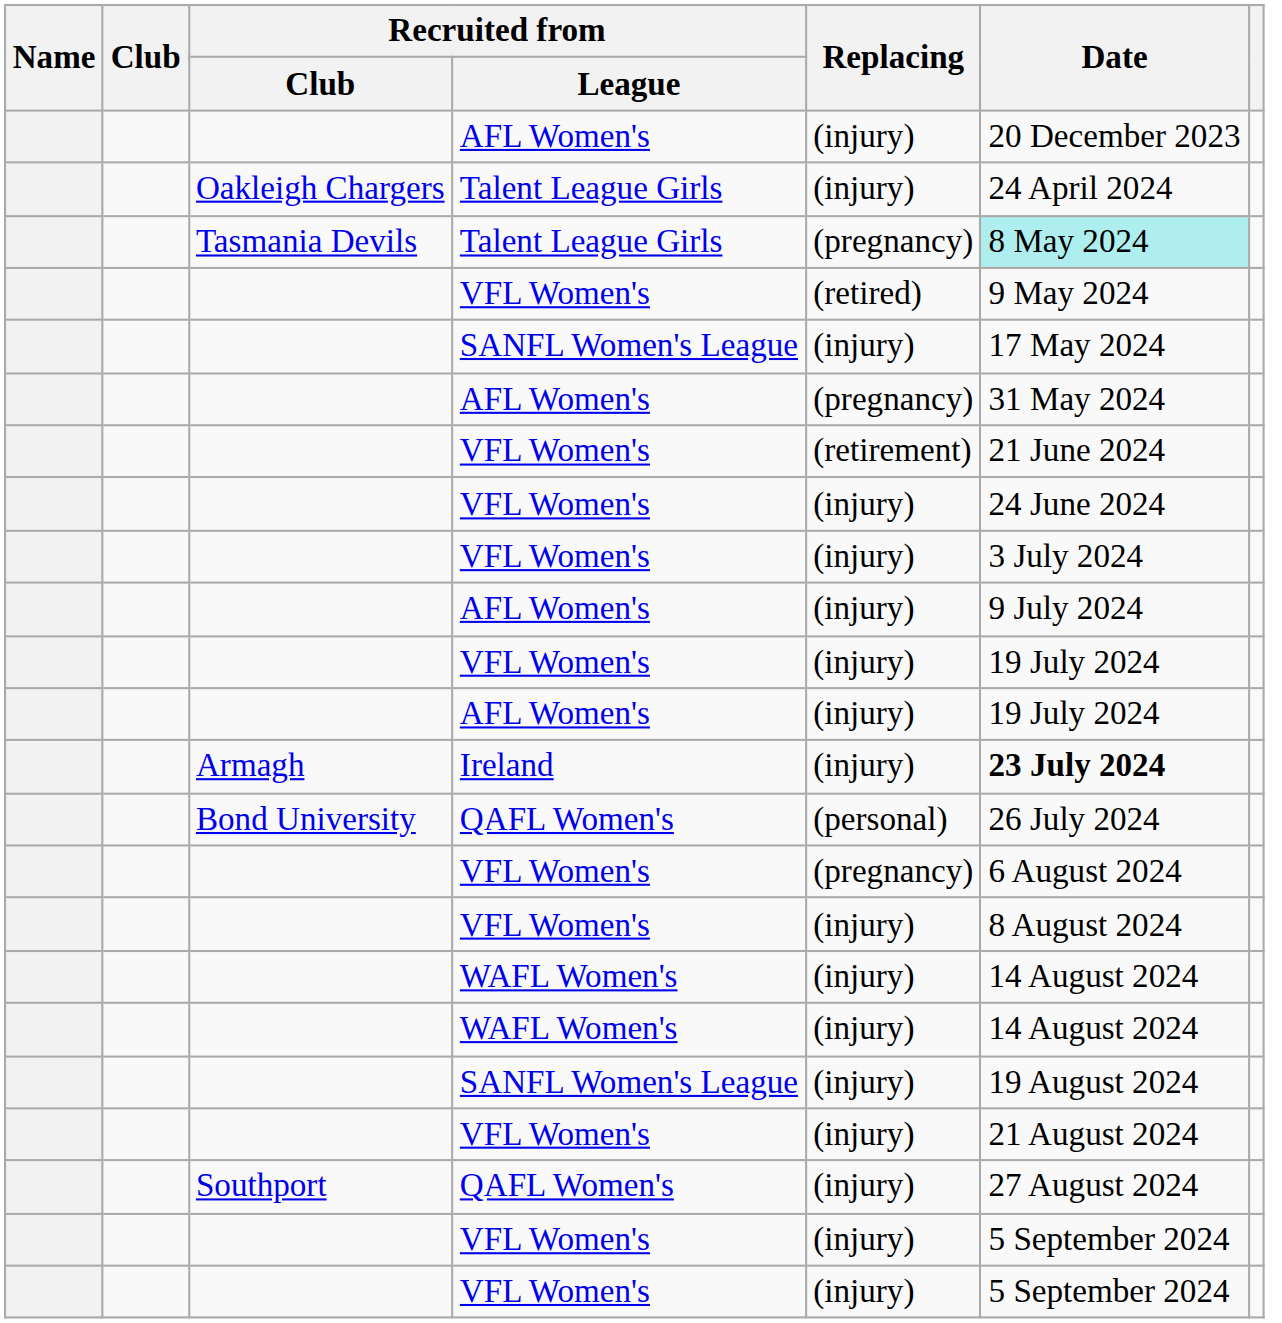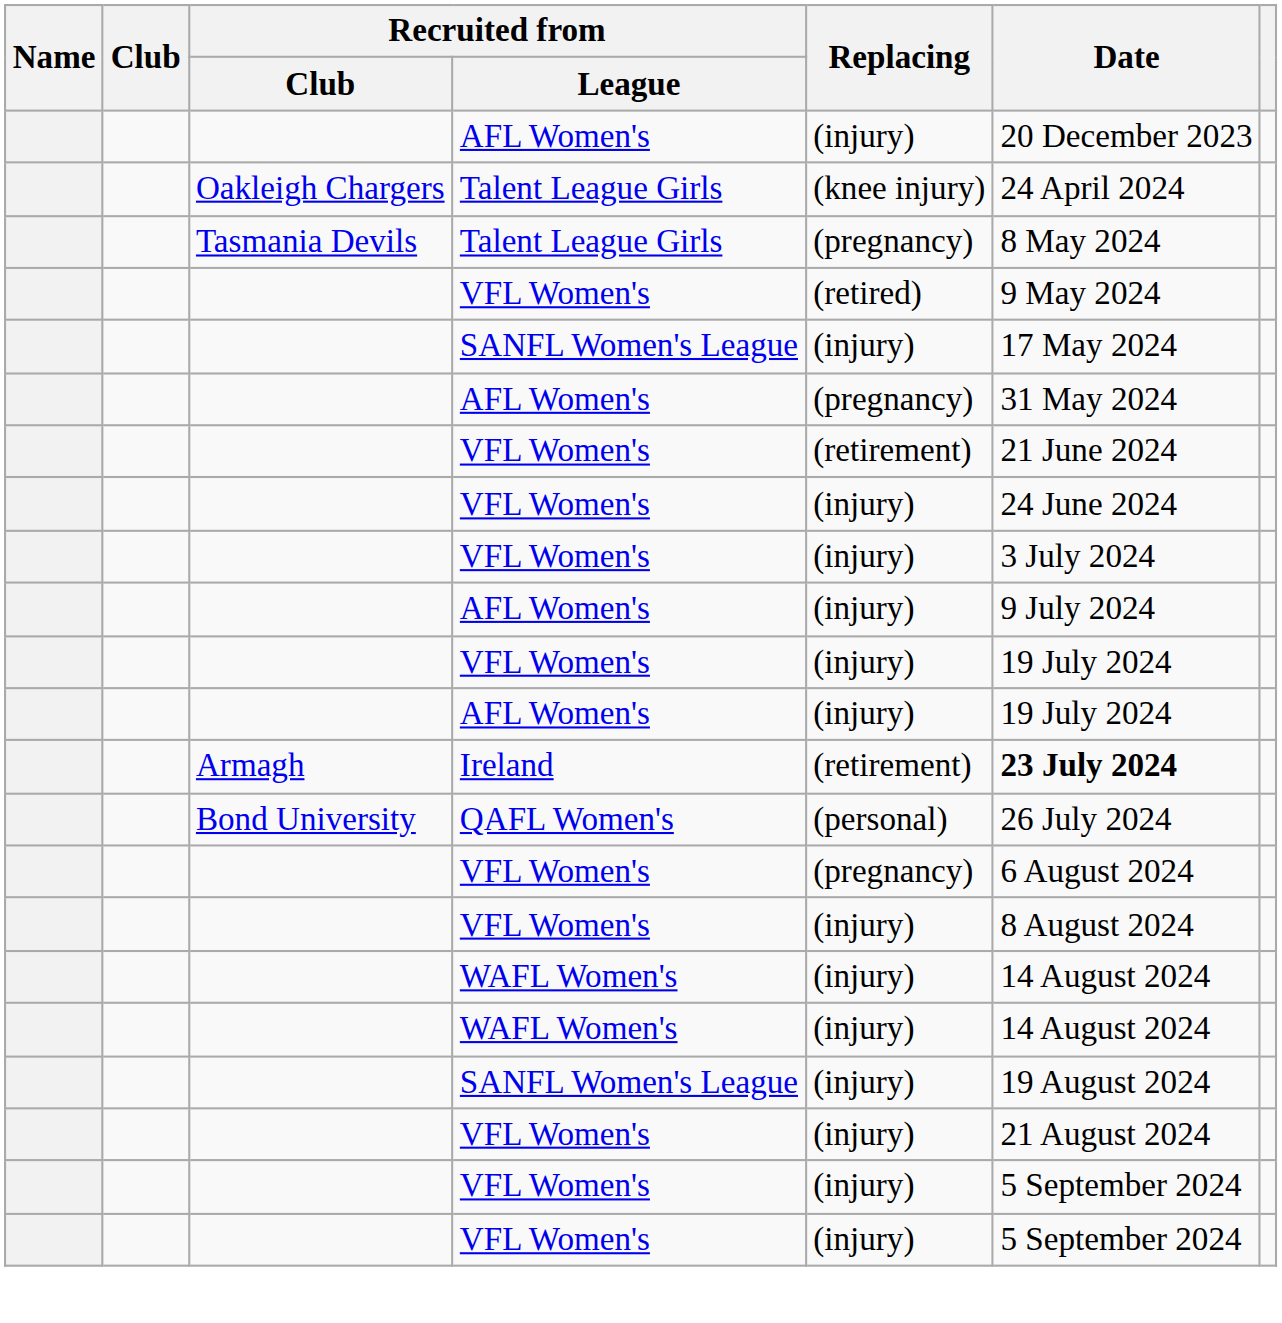(864, 188) (injury) -> (899, 188) (knee injury)
(1069, 240) paleturquoise background -> (1081, 240) no background
(864, 766) (injury) -> (892, 766) (retirement)
- row: (261, 1186)
